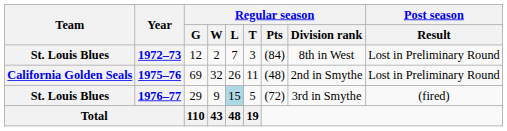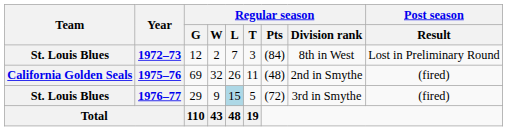(434, 75) Lost in Preliminary Round -> (434, 75) (fired)
